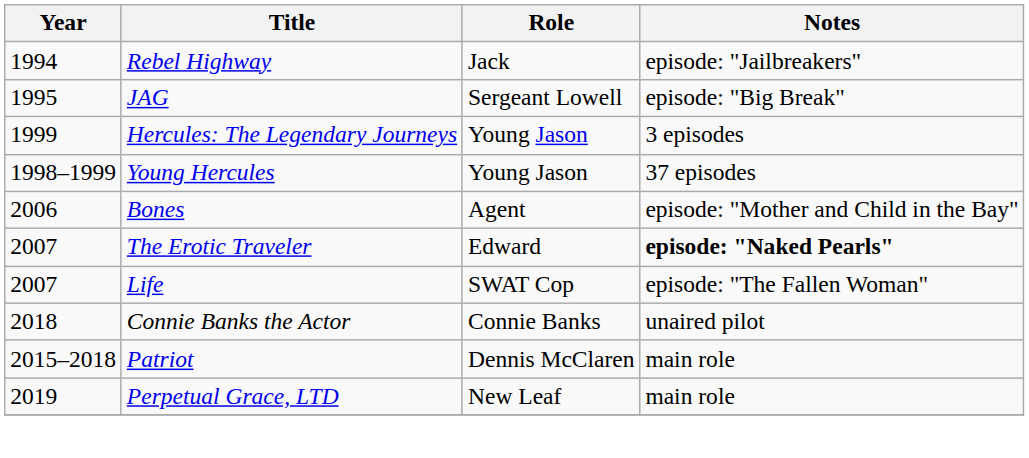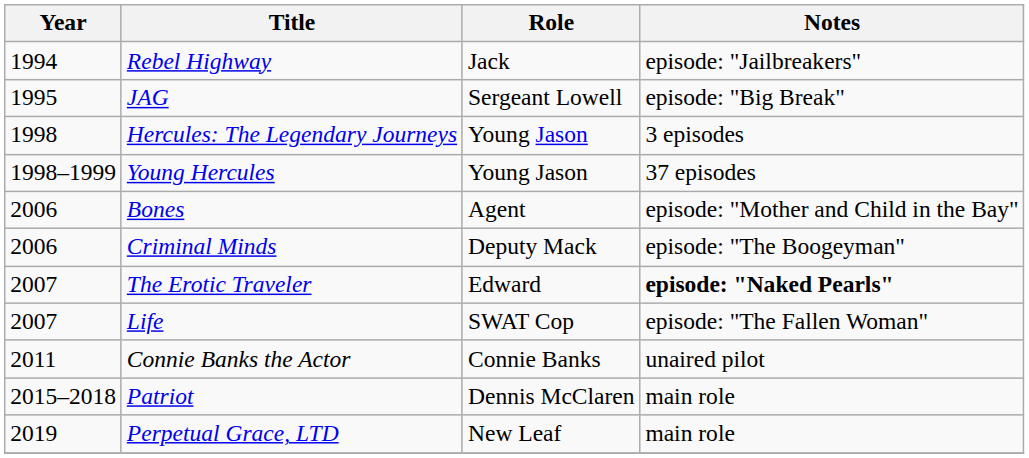(34, 135) 1999 -> (34, 135) 1998
+ row: (202, 246)
(34, 321) 2018 -> (33, 358) 2011
